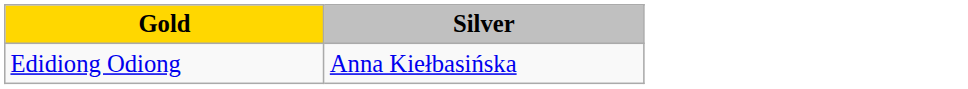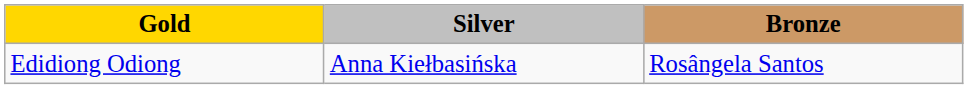+ column: (803, 24)
